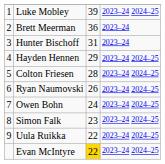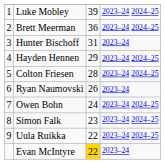(116, 27) 2023–24 -> (130, 27) 2023–24 2024–25
(130, 89) 2023–24 2024–25 -> (116, 89) 2023–24
(130, 151) 2023–24 2024–25 -> (116, 151) 2023–24
